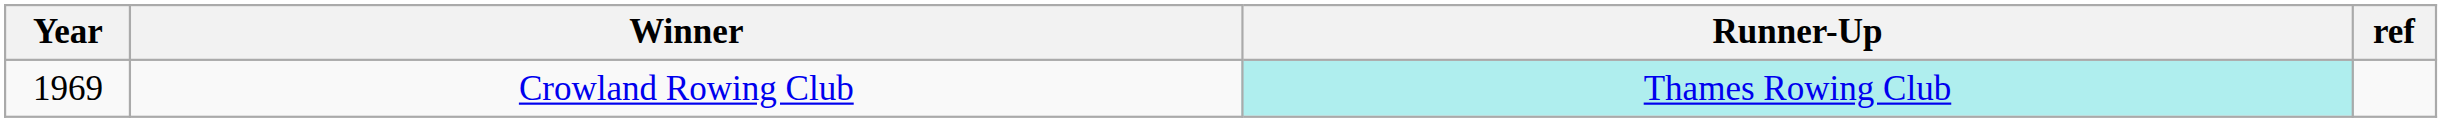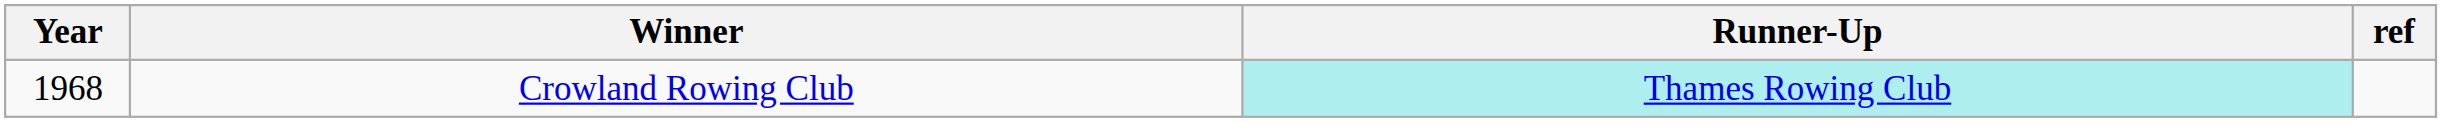(68, 87) 1969 -> (68, 87) 1968
